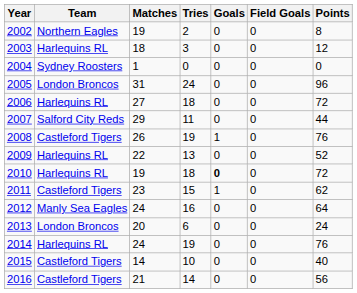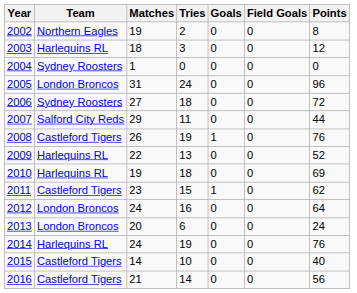(72, 102) Harlequins RL -> (80, 102) Sydney Roosters
(217, 173) bold -> (214, 173) normal
(322, 173) 72 -> (319, 173) 69
(82, 208) Manly Sea Eagles -> (78, 208) London Broncos
